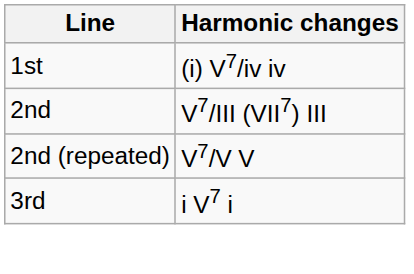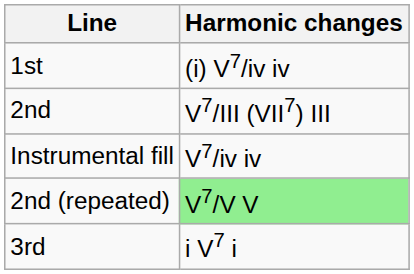+ row: (92, 155)
(218, 155) no background -> (222, 201) lightgreen background
